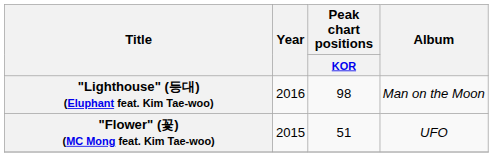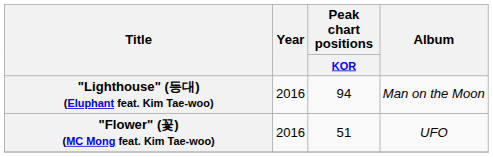(344, 94) 98 -> (344, 94) 94
(290, 132) 2015 -> (290, 132) 2016
